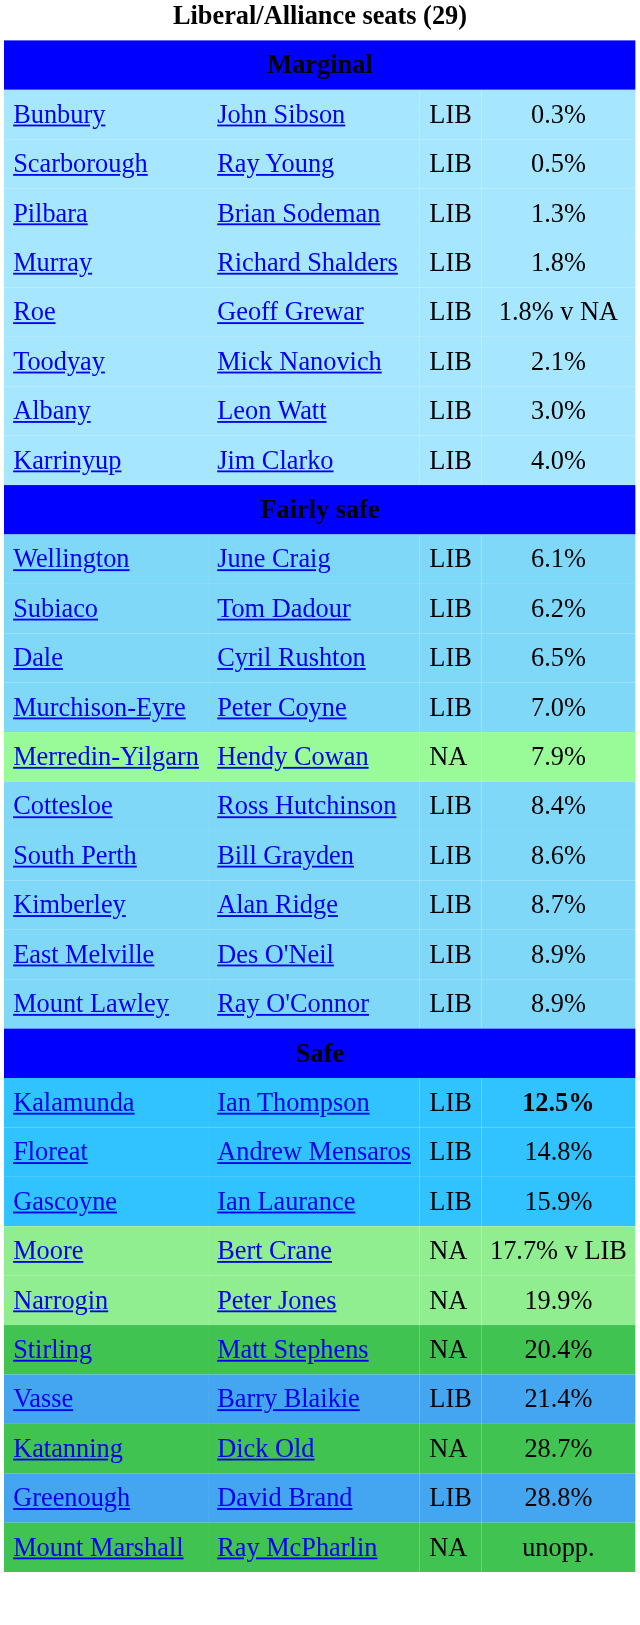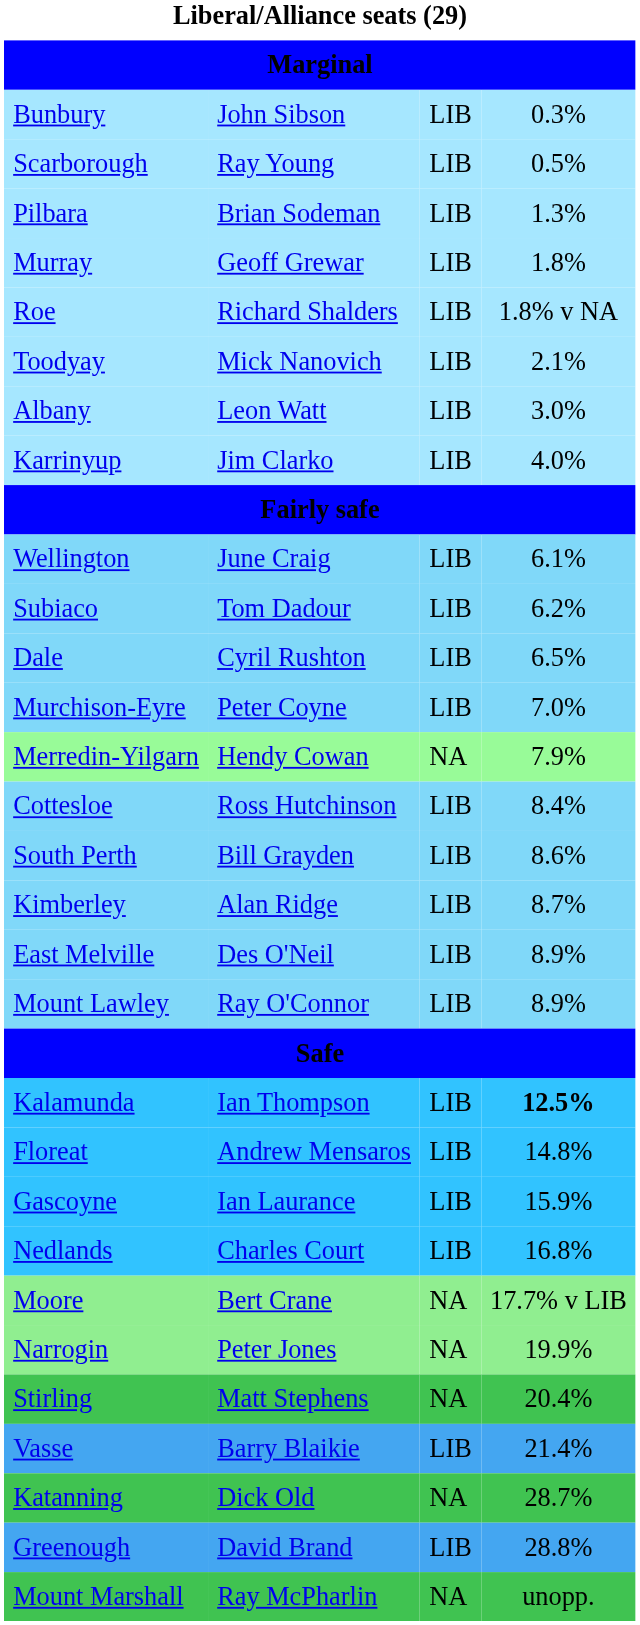(308, 261) Richard Shalders -> (290, 261) Geoff Grewar
(290, 311) Geoff Grewar -> (308, 311) Richard Shalders
+ row: (63, 1250)
